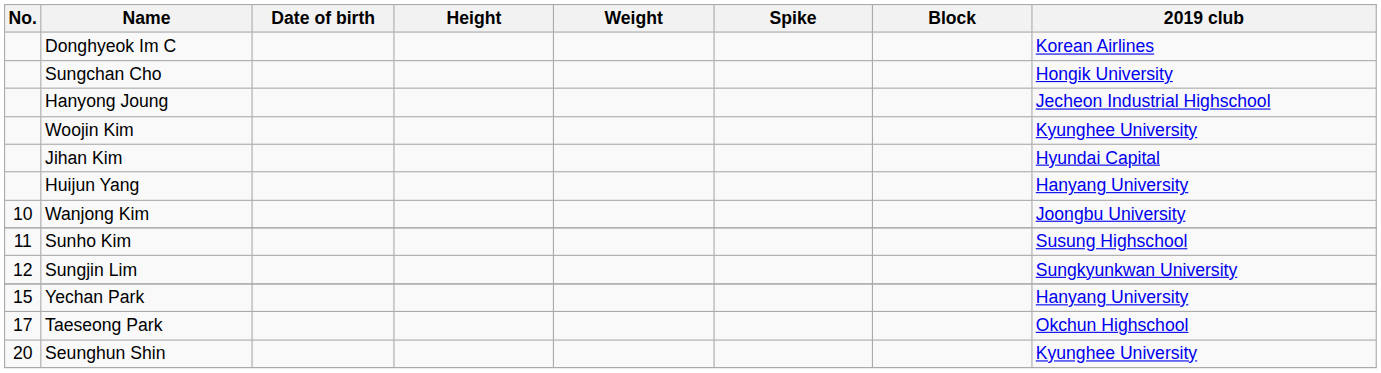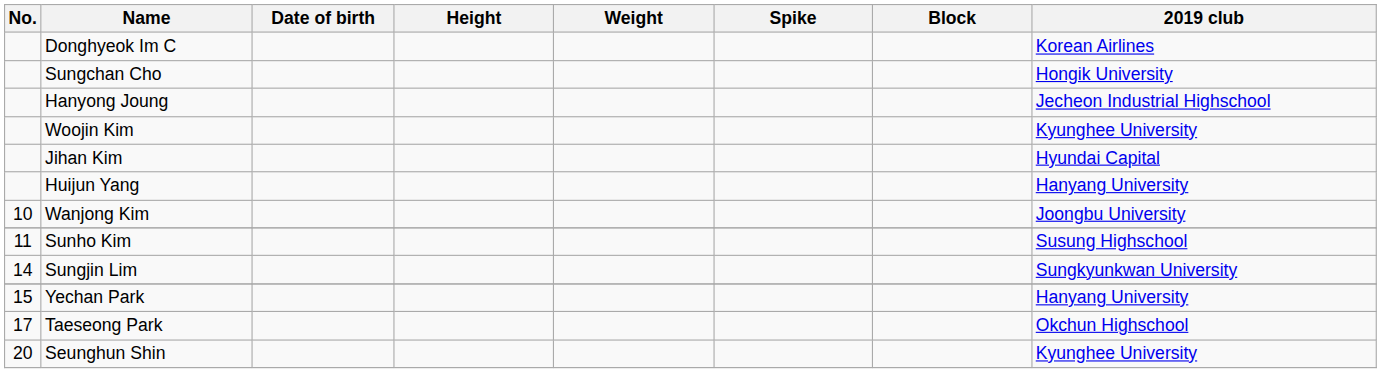(23, 269) 12 -> (23, 269) 14
